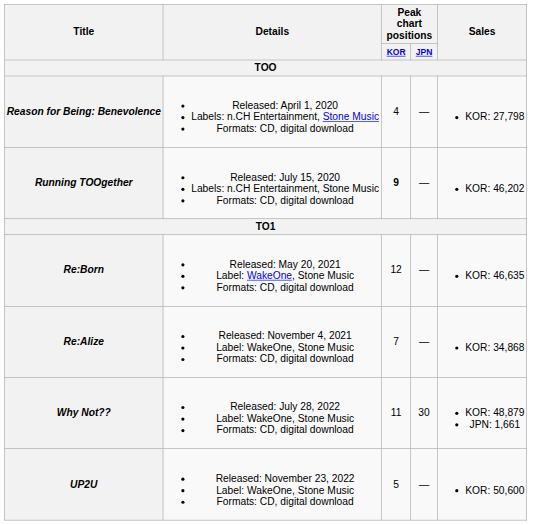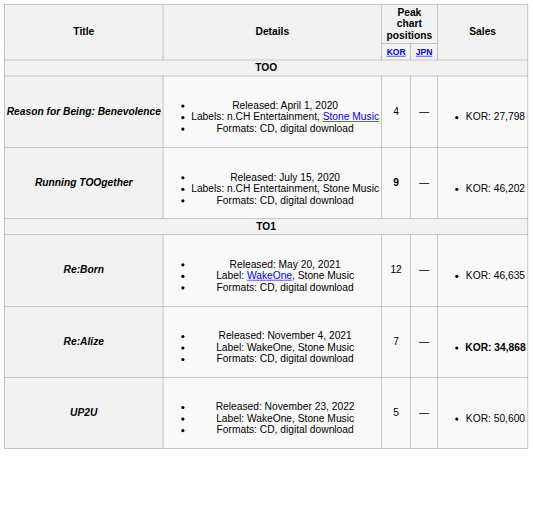(482, 348) normal -> (483, 348) bold
- row: (84, 413)
